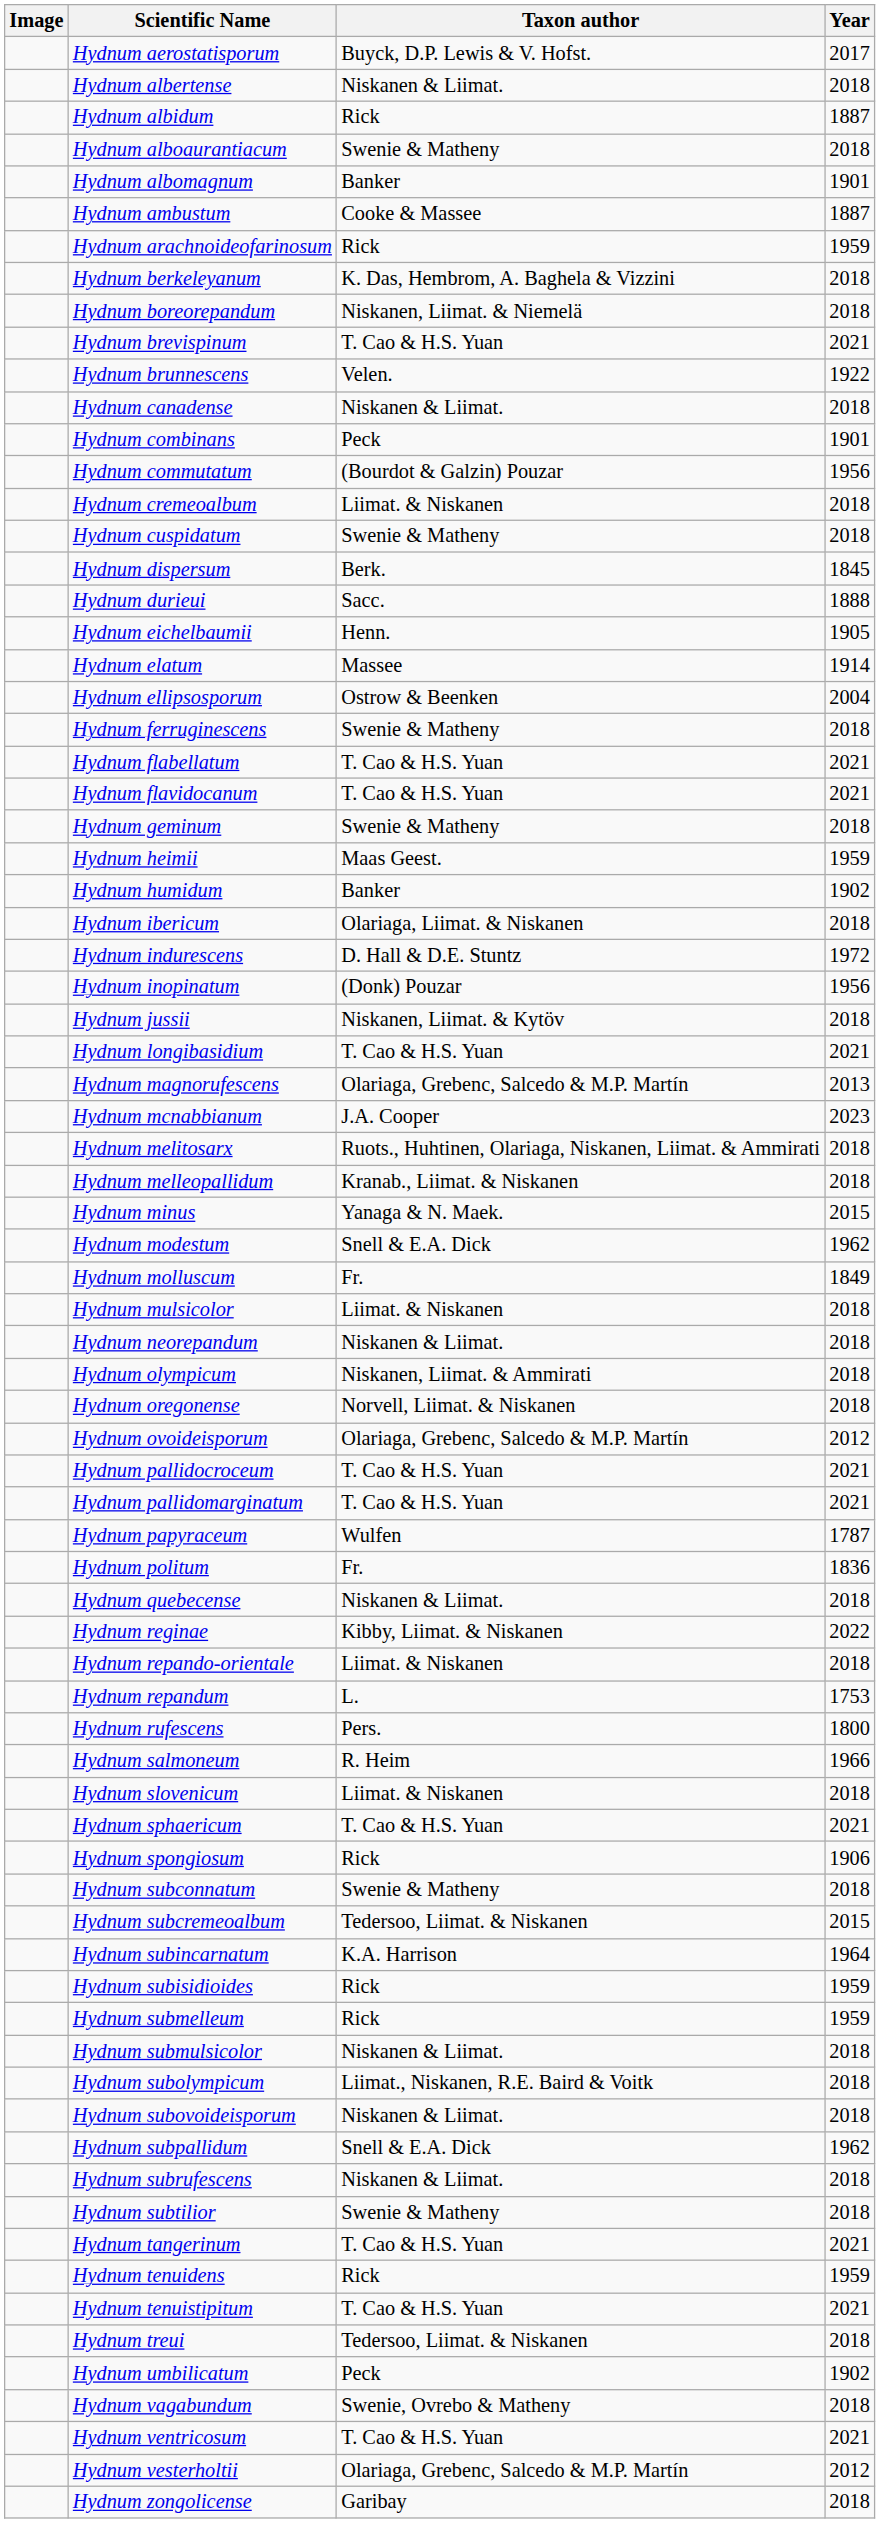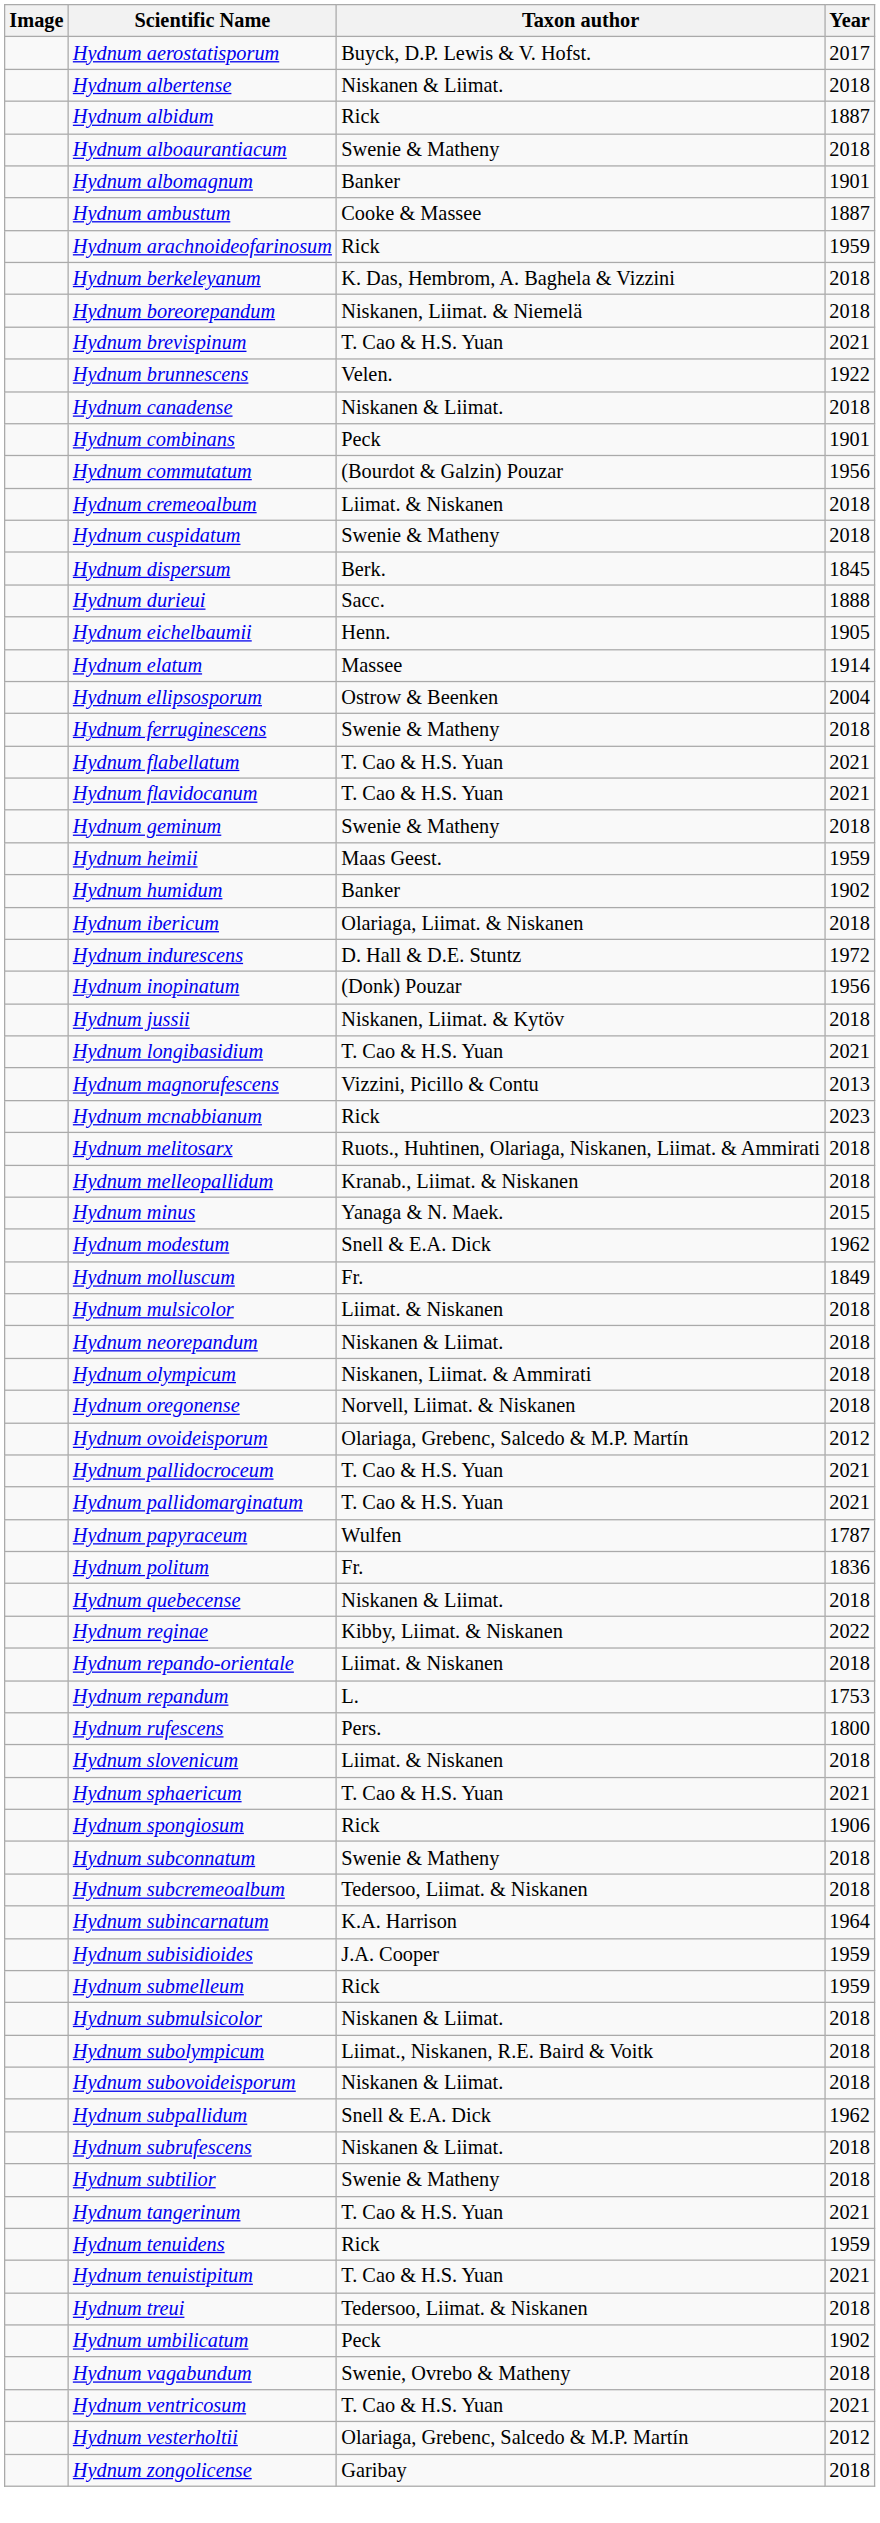(515, 1084) Olariaga, Grebenc, Salcedo & M.P. Martín -> (440, 1084) Vizzini, Picillo & Contu
(390, 1116) J.A. Cooper -> (360, 1116) Rick
- row: (156, 1760)
(850, 1921) 2015 -> (850, 1889) 2018
(360, 1986) Rick -> (390, 1954) J.A. Cooper
